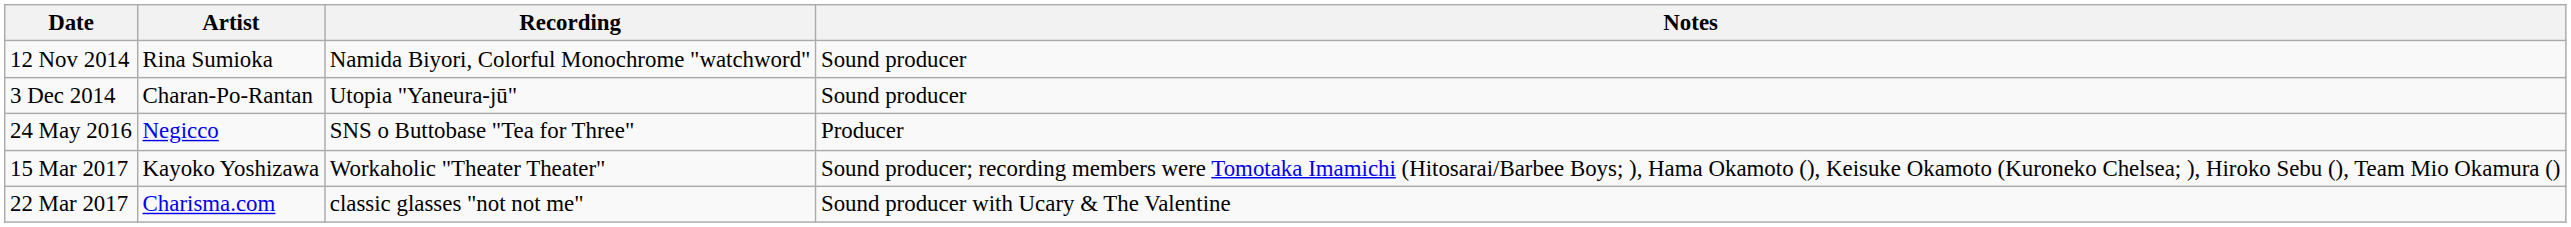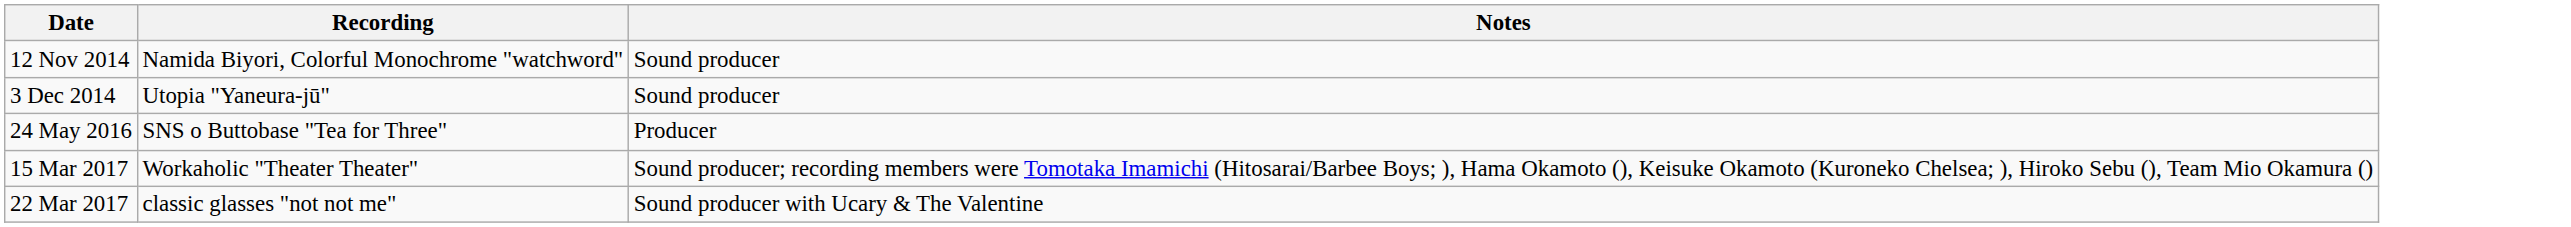- column: (231, 22)
